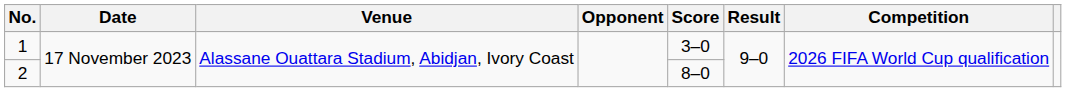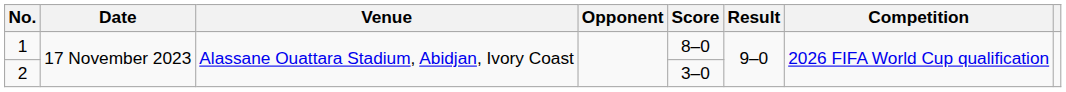(695, 45) 3–0 -> (695, 45) 8–0
(695, 73) 8–0 -> (695, 73) 3–0
